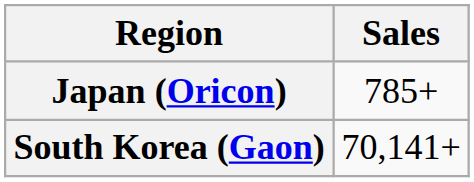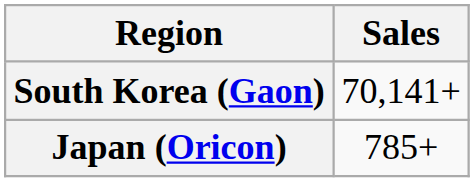rows swapped: (169, 147) <-> (169, 90)
